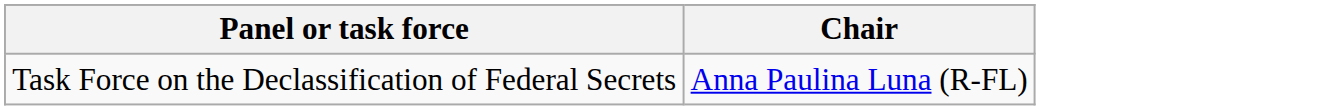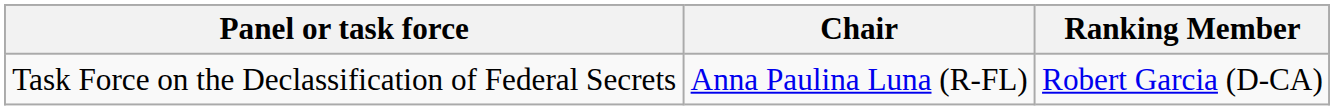+ column: (1182, 29)
